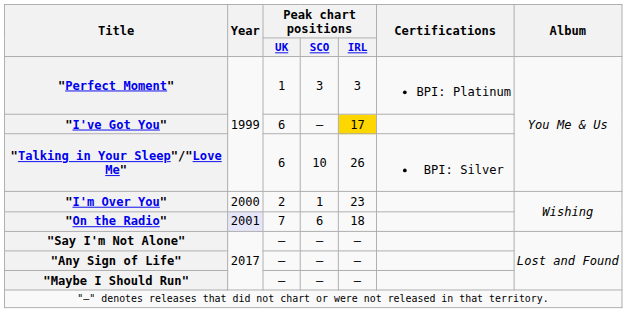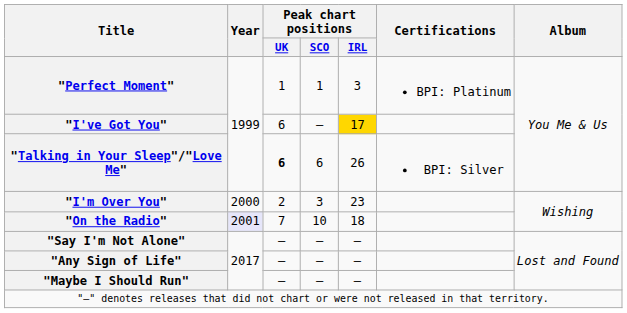(320, 85) 3 -> (320, 85) 1
(282, 163) normal -> (282, 163) bold
(320, 163) 10 -> (320, 163) 6
(320, 202) 1 -> (320, 202) 3
(320, 221) 6 -> (320, 221) 10
